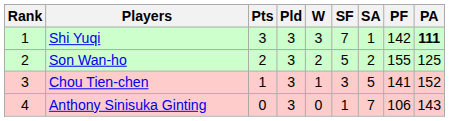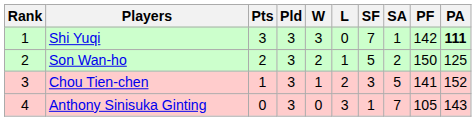+ column: (345, 16)
(399, 61) 155 -> (425, 61) 150
(399, 105) 106 -> (425, 105) 105
